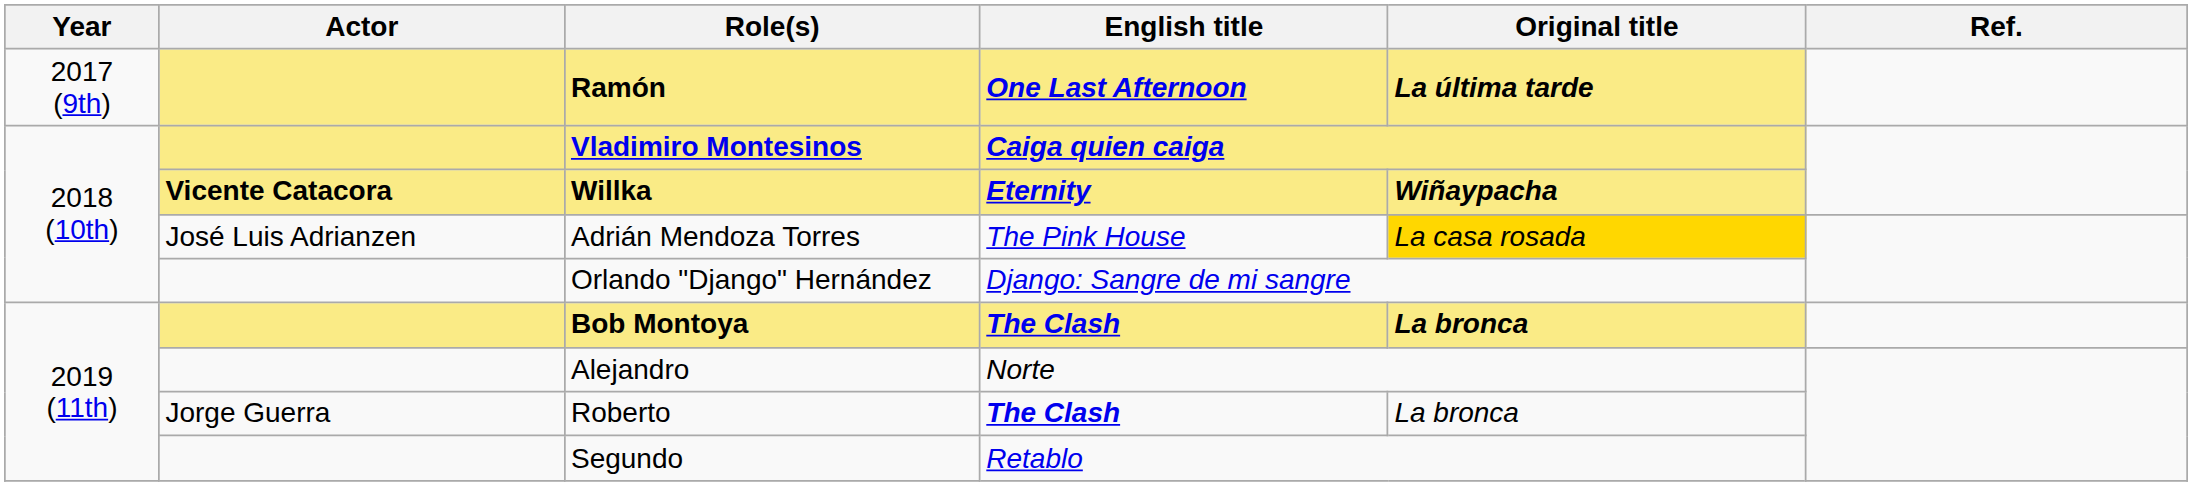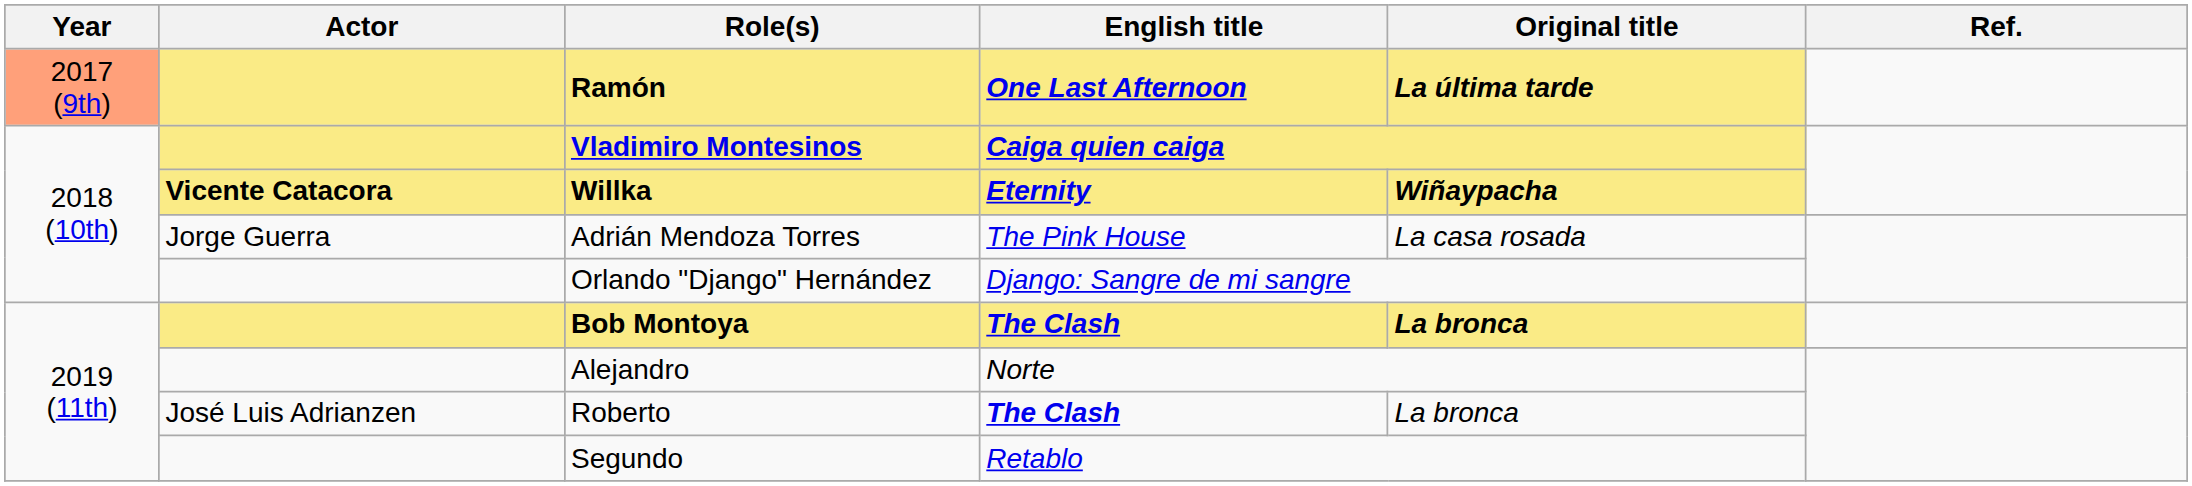(82, 86) no background -> (82, 86) lightsalmon background
(291, 235) José Luis Adrianzen -> (248, 235) Jorge Guerra
(1490, 235) gold background -> (1490, 235) no background
(248, 413) Jorge Guerra -> (291, 413) José Luis Adrianzen
